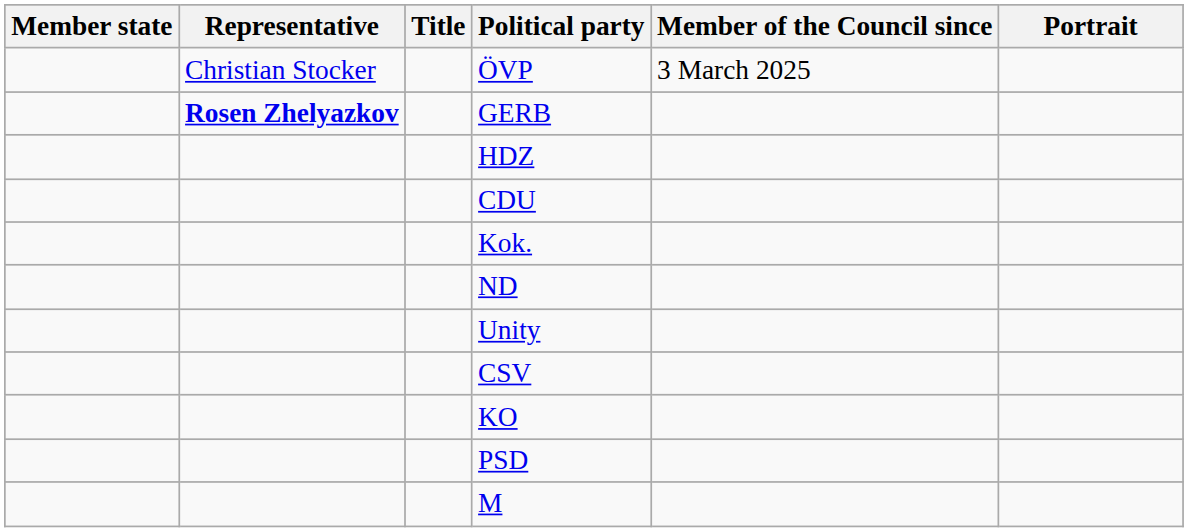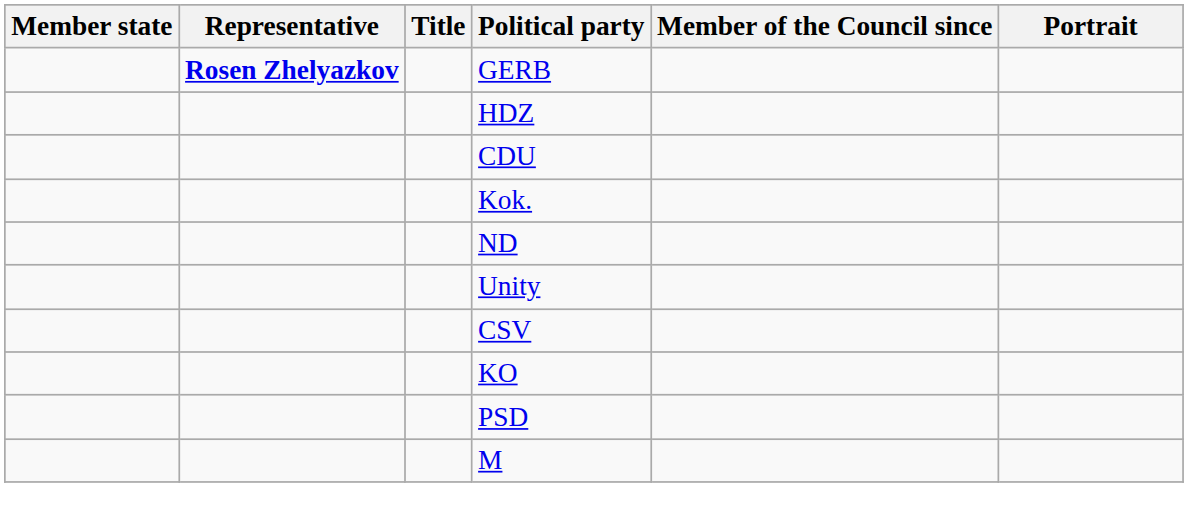- row: (505, 69)
